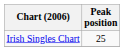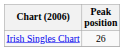(101, 38) 25 -> (101, 38) 26
